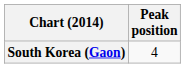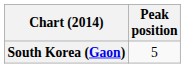(155, 52) 4 -> (155, 52) 5
